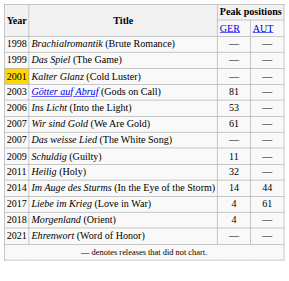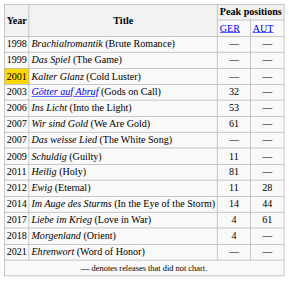(234, 92) 81 -> (234, 92) 32
(234, 172) 32 -> (234, 172) 81
+ row: (61, 188)
